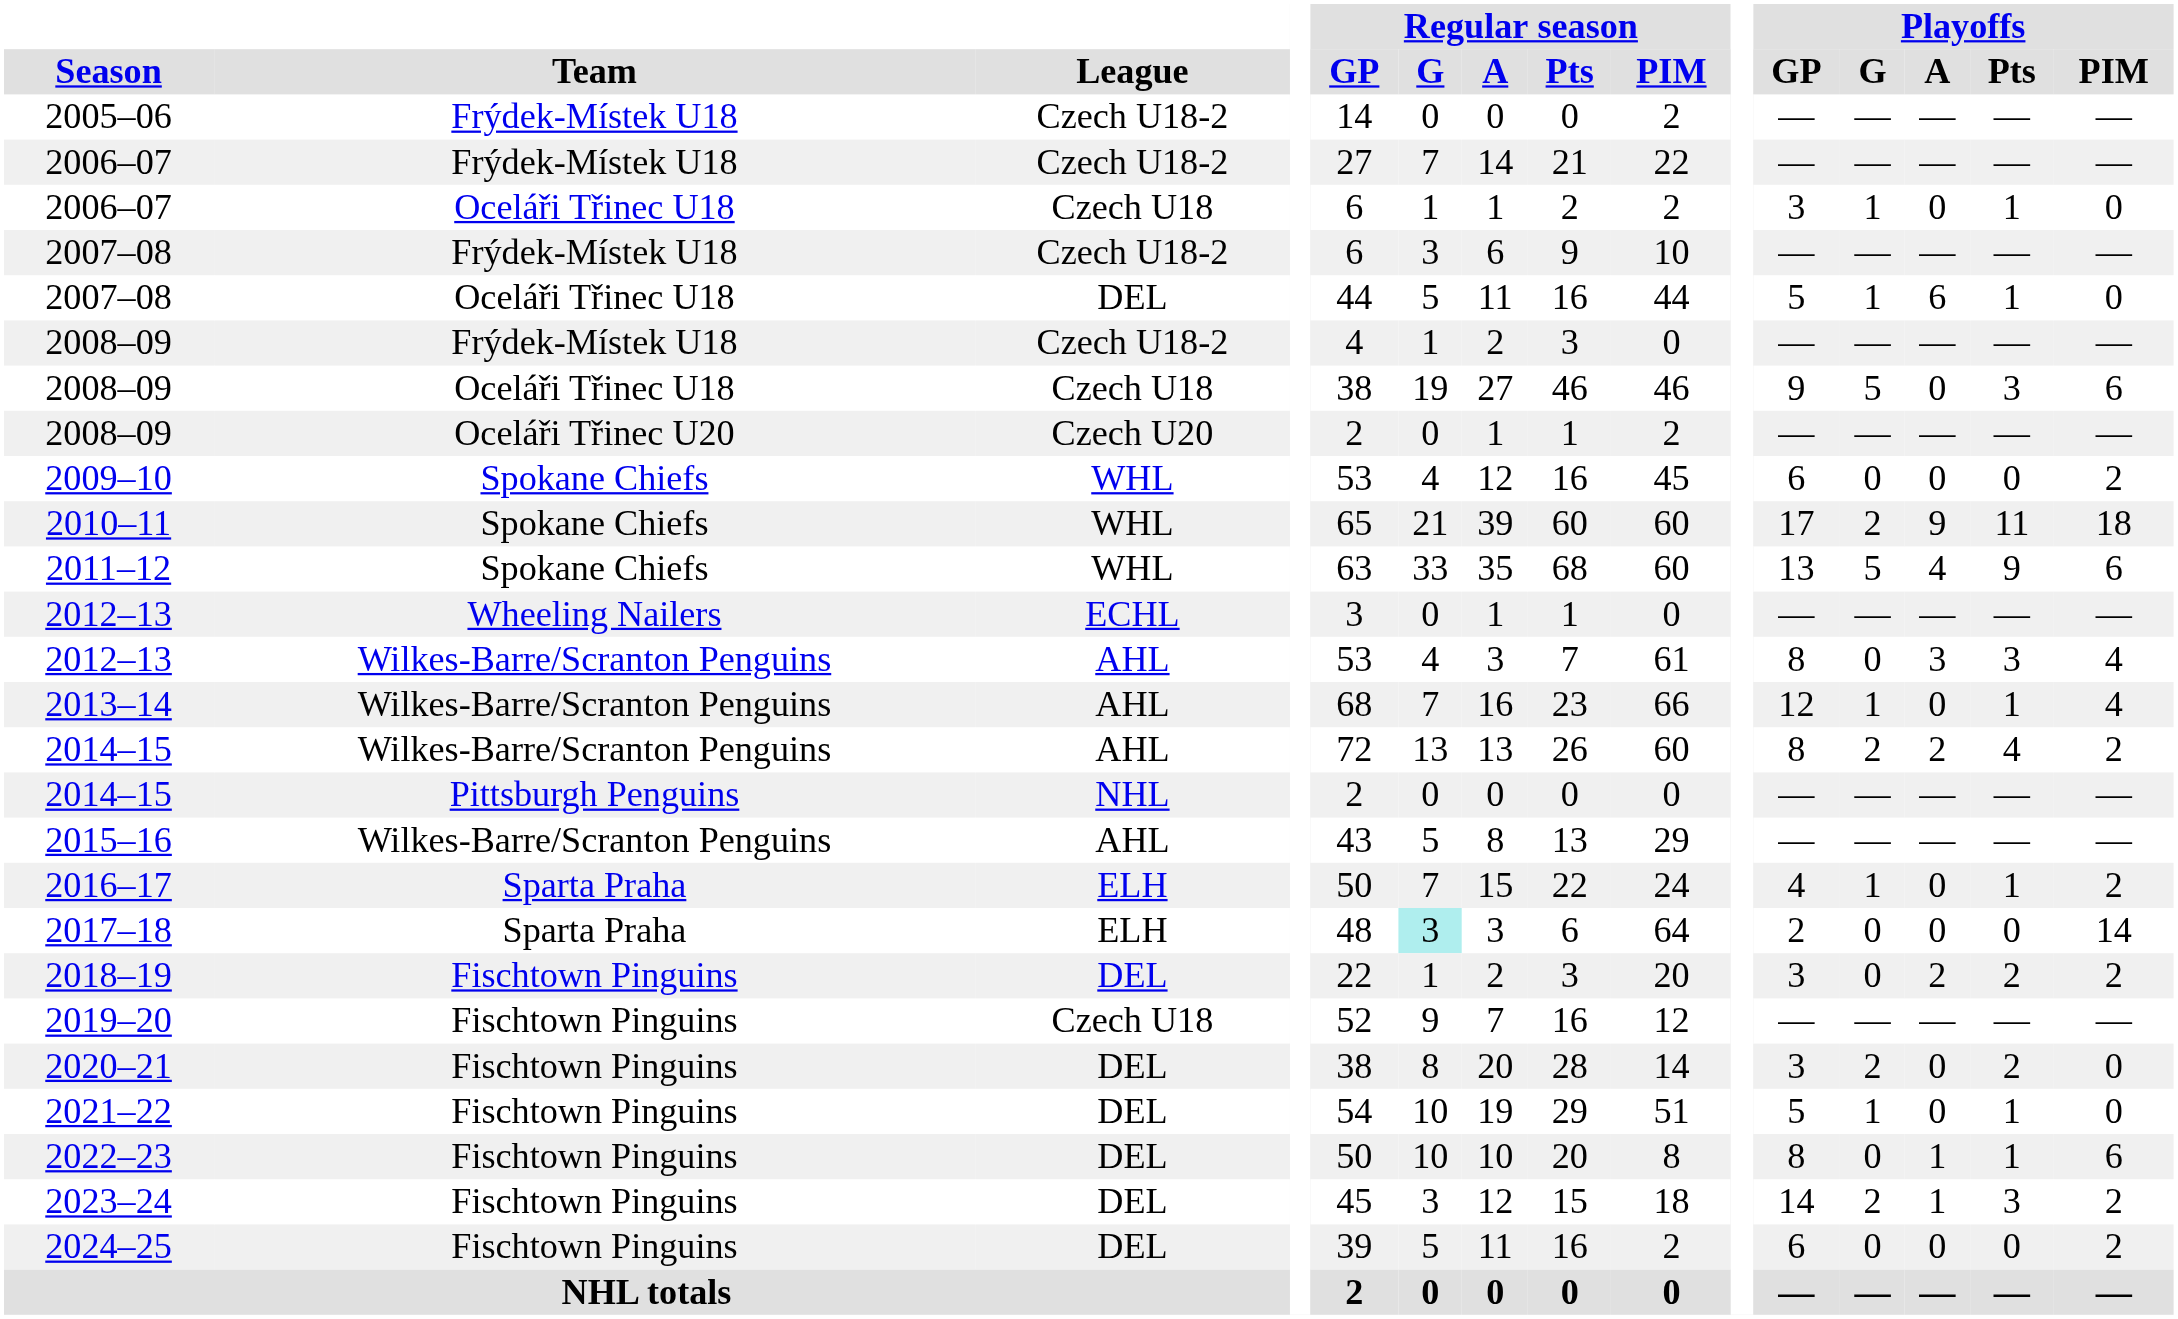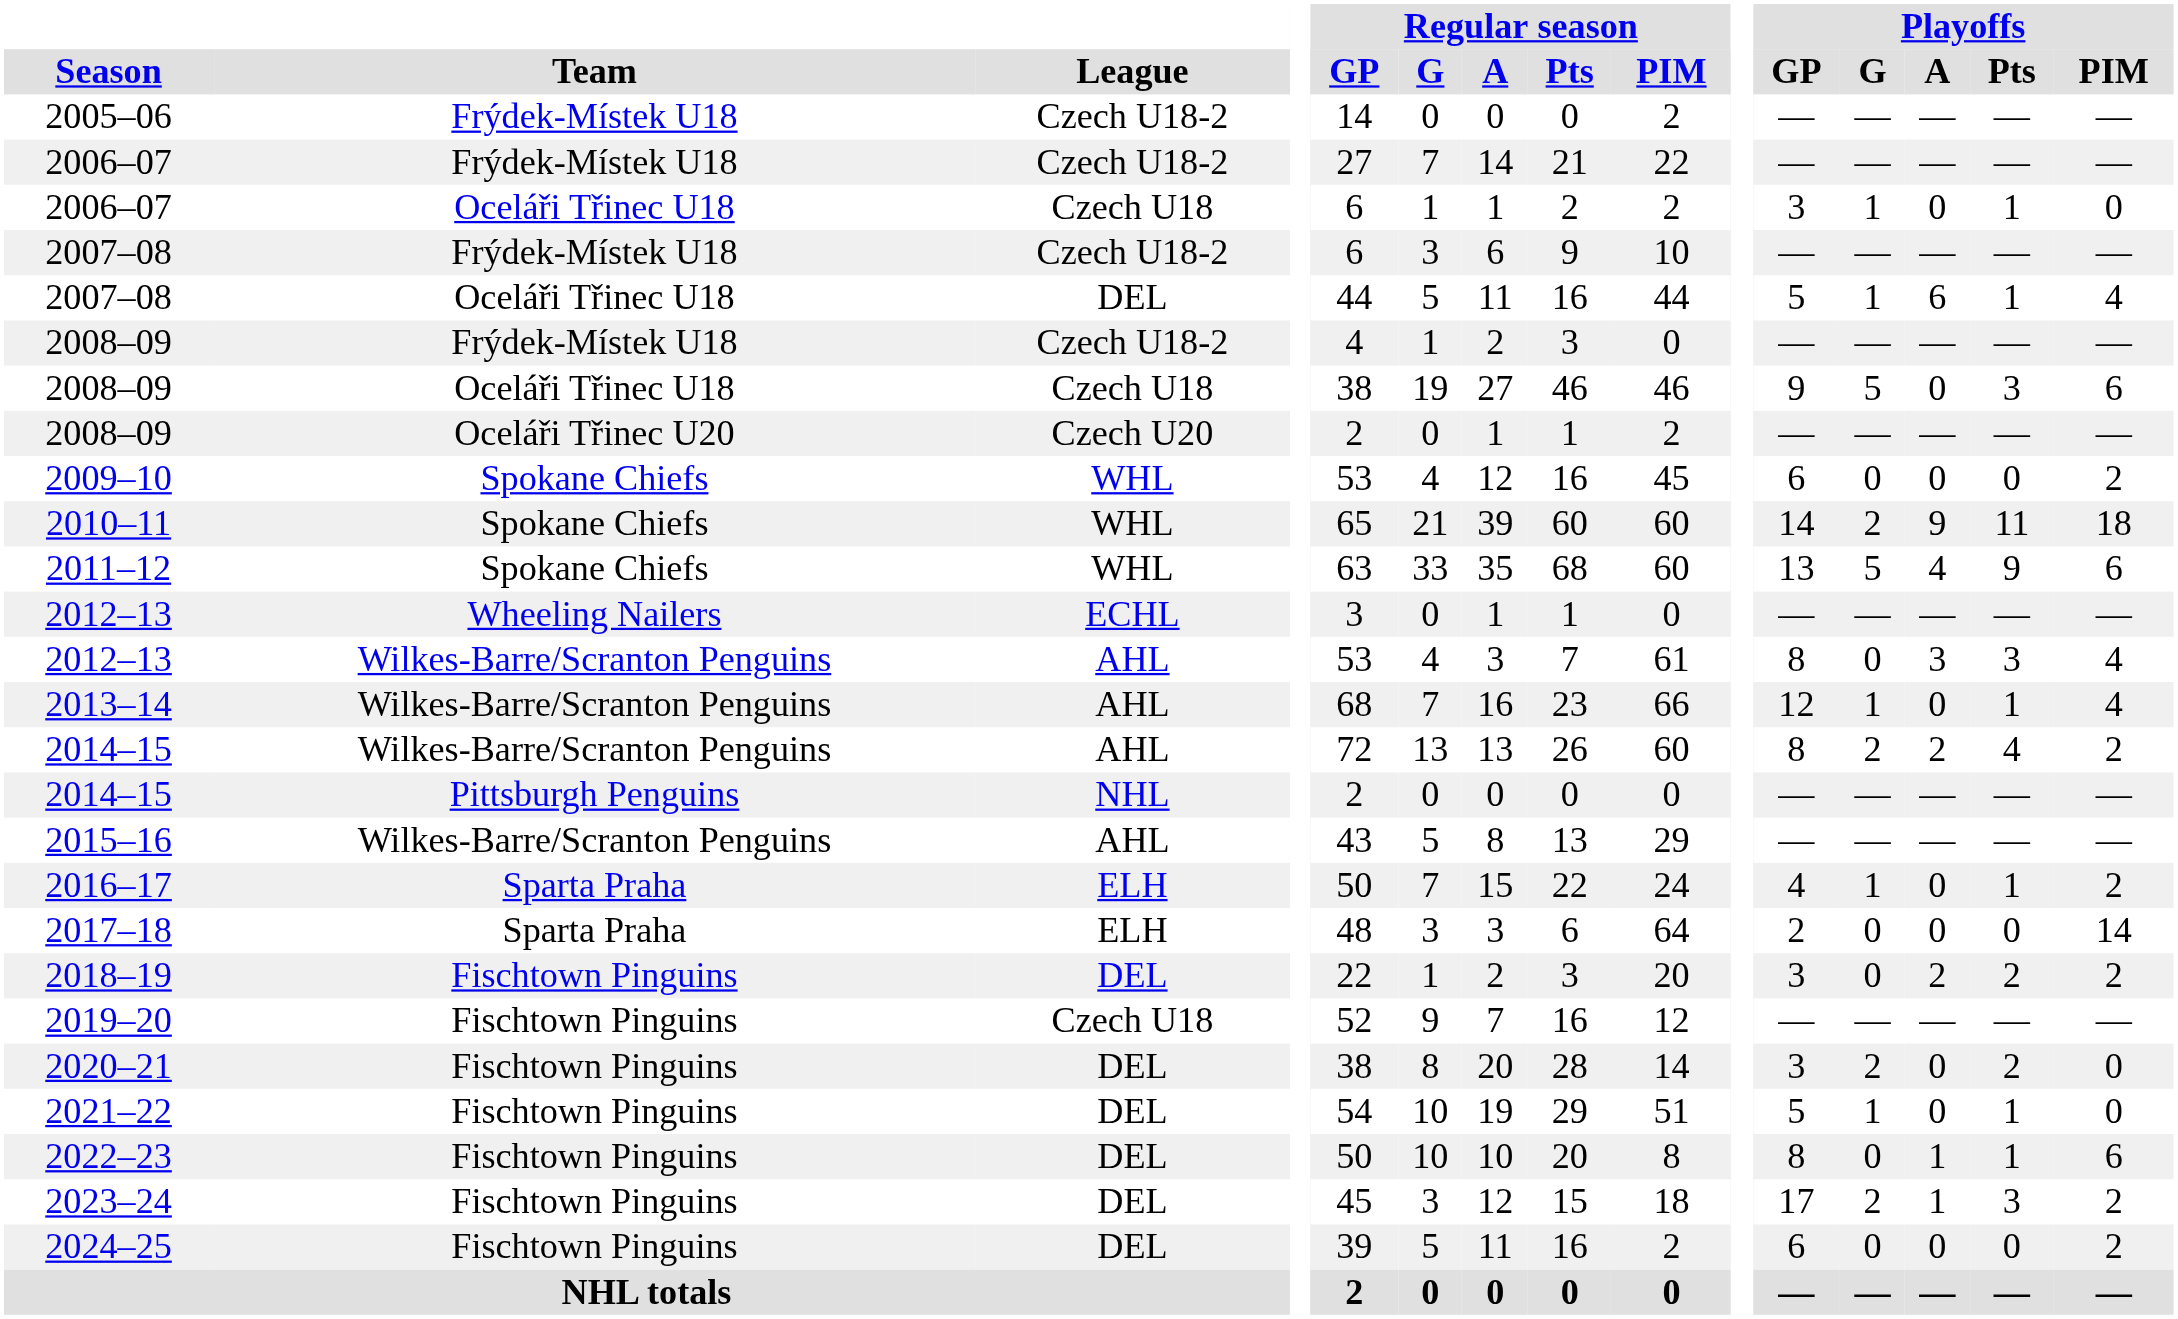(2114, 297) 0 -> (2114, 297) 4
(1796, 523) 17 -> (1796, 523) 14
(1430, 929) paleturquoise background -> (1430, 929) no background
(1796, 1201) 14 -> (1796, 1201) 17
